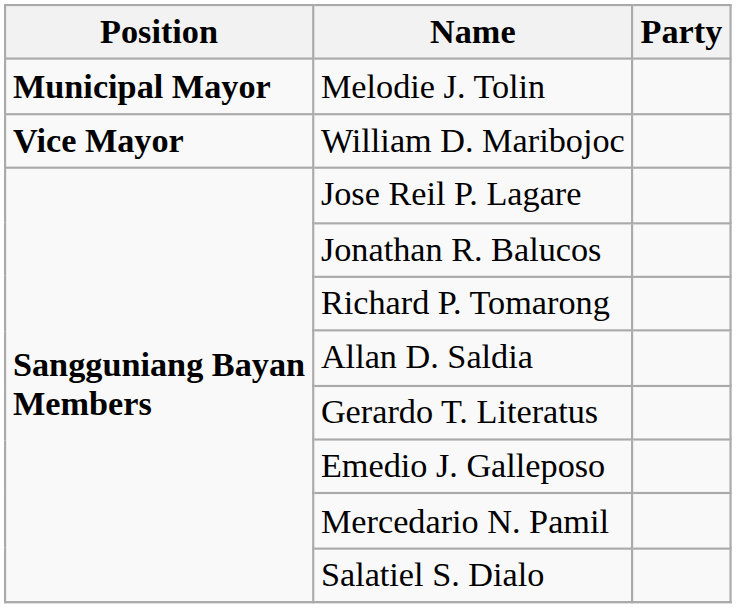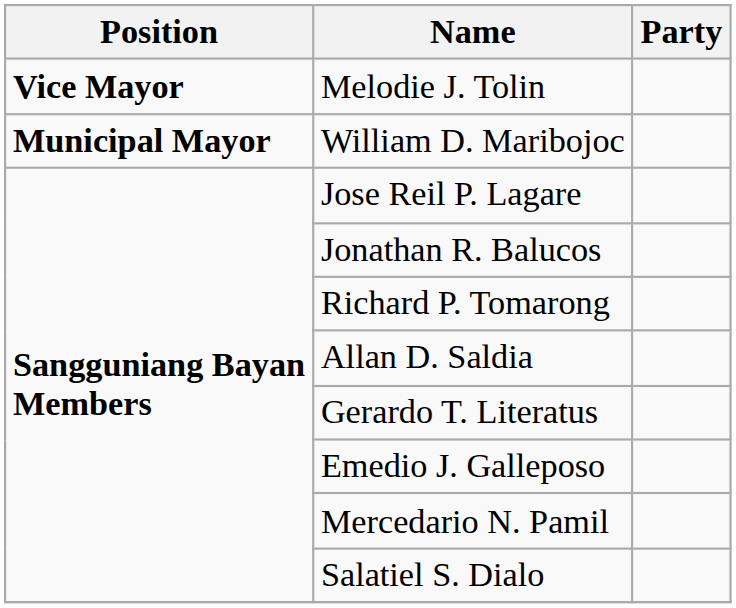(142, 85) Municipal Mayor -> (98, 85) Vice Mayor
(98, 140) Vice Mayor -> (142, 140) Municipal Mayor
